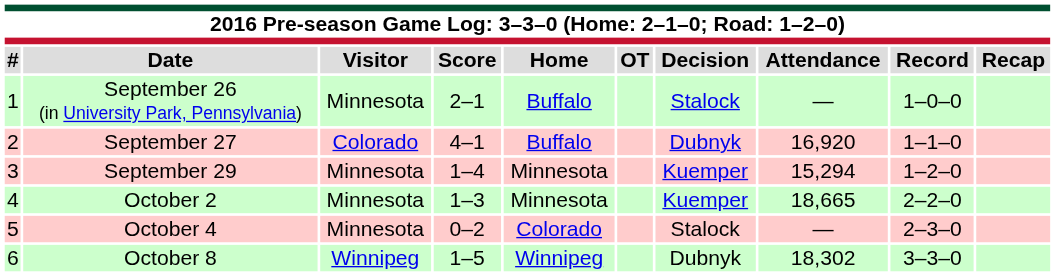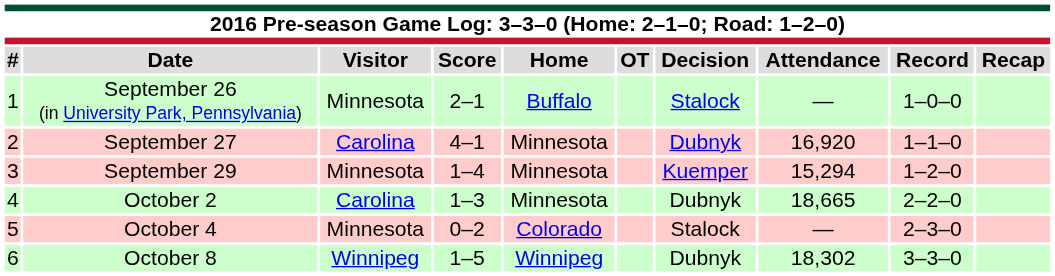(375, 141) Colorado -> (375, 141) Carolina
(559, 141) Buffalo -> (559, 141) Minnesota
(375, 199) Minnesota -> (375, 199) Carolina
(705, 199) Kuemper -> (705, 199) Dubnyk
